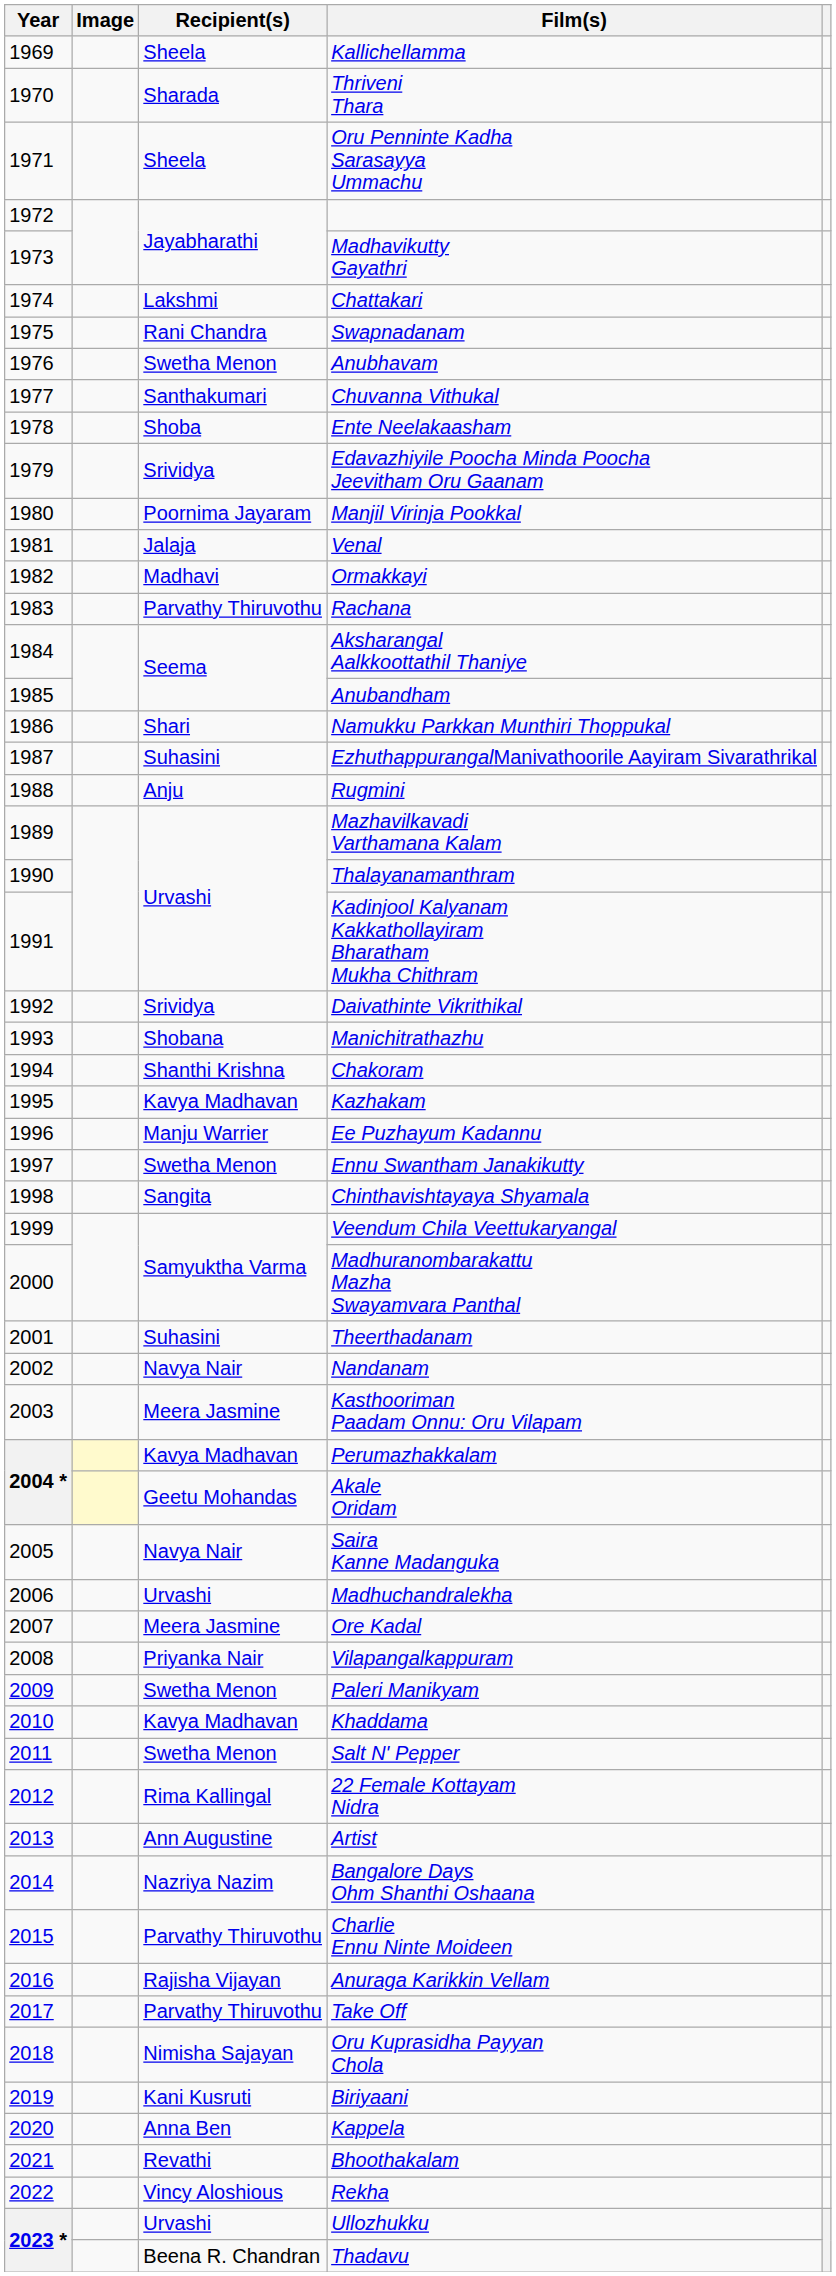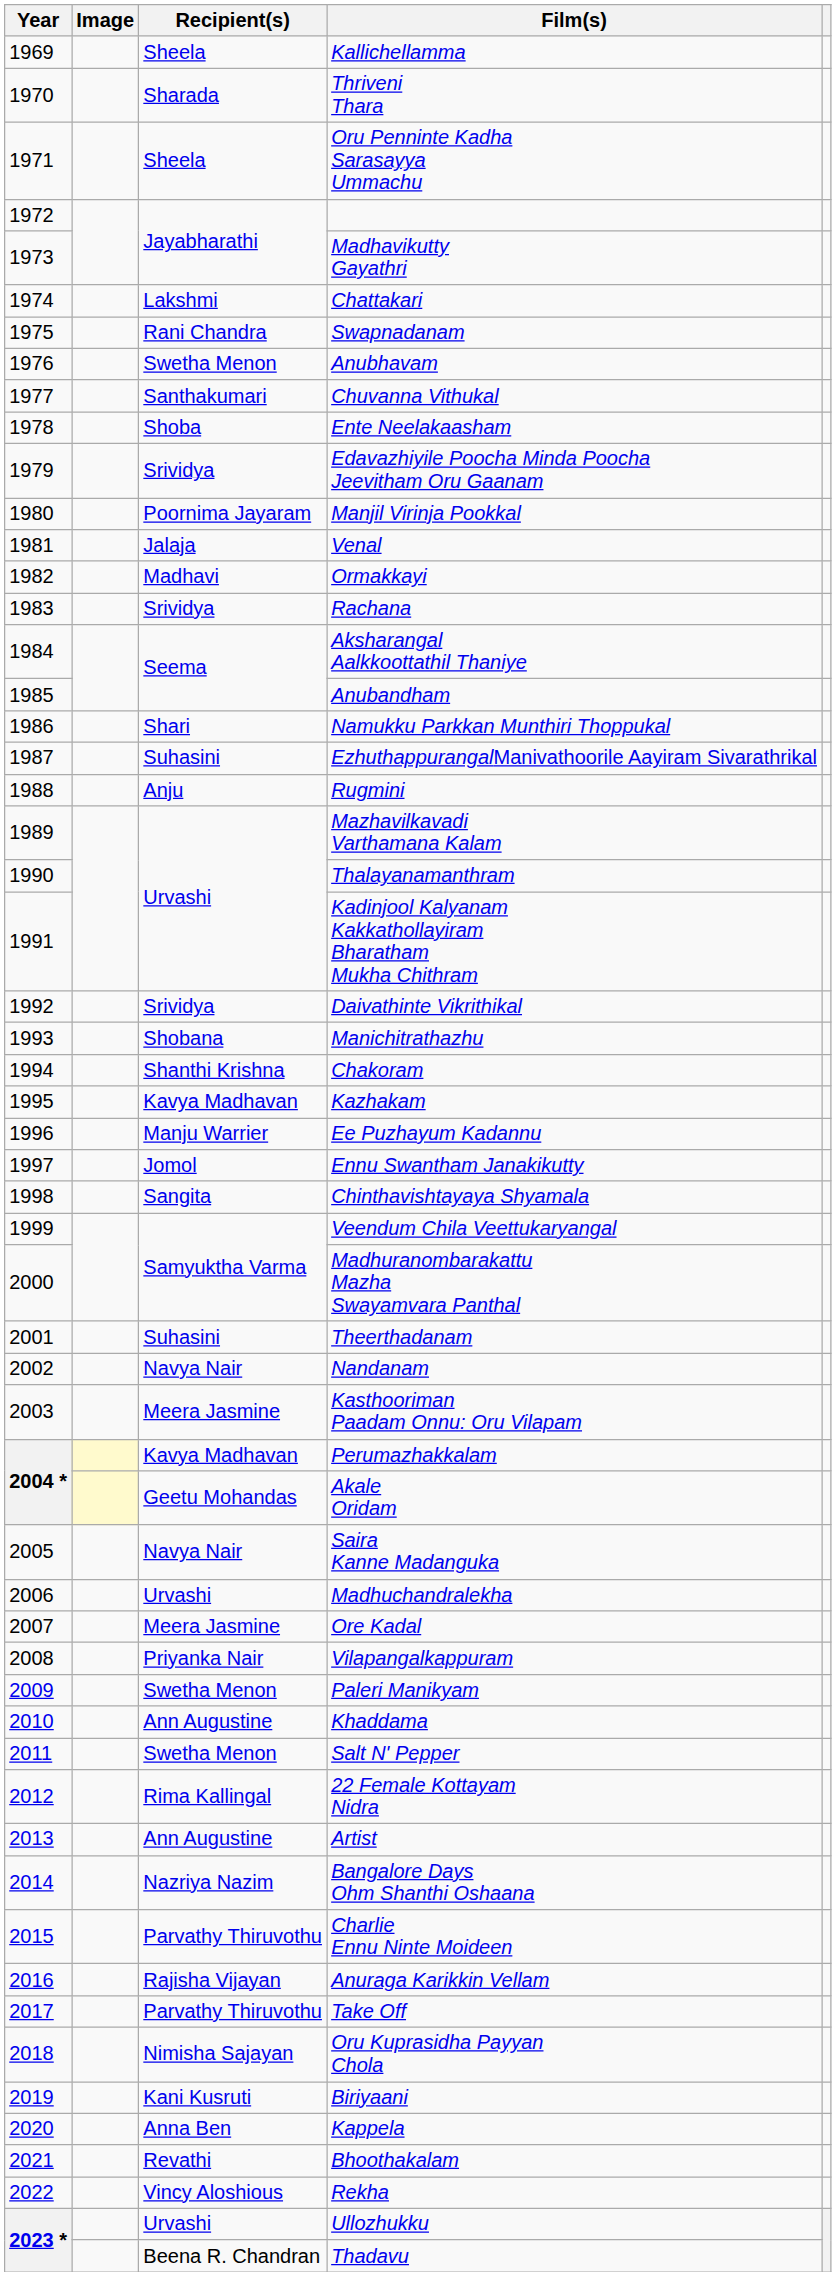(233, 608) Parvathy Thiruvothu -> (179, 608) Srividya
(210, 1165) Swetha Menon -> (170, 1165) Jomol
(221, 1721) Kavya Madhavan -> (208, 1721) Ann Augustine
